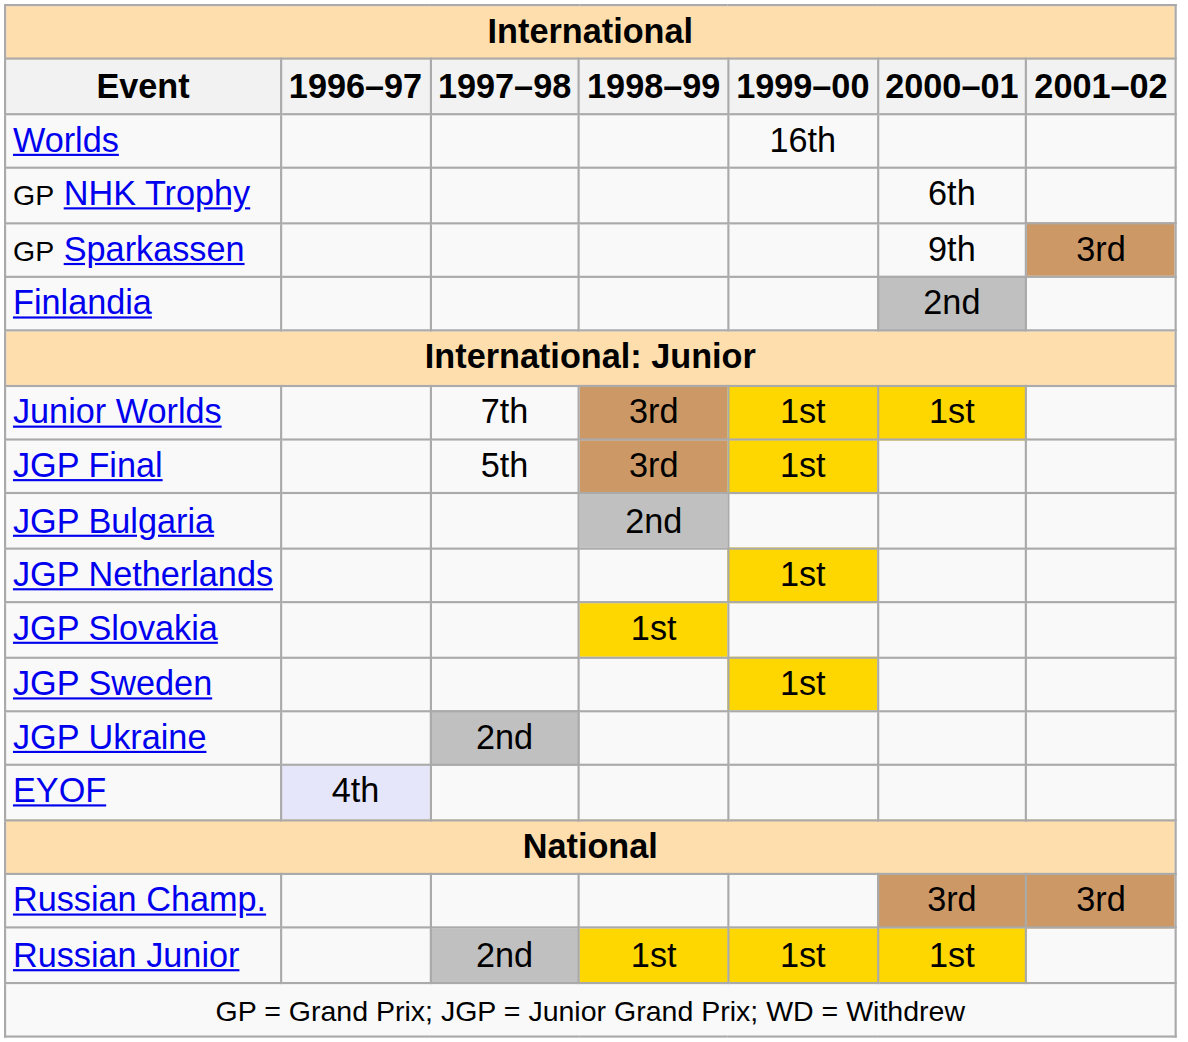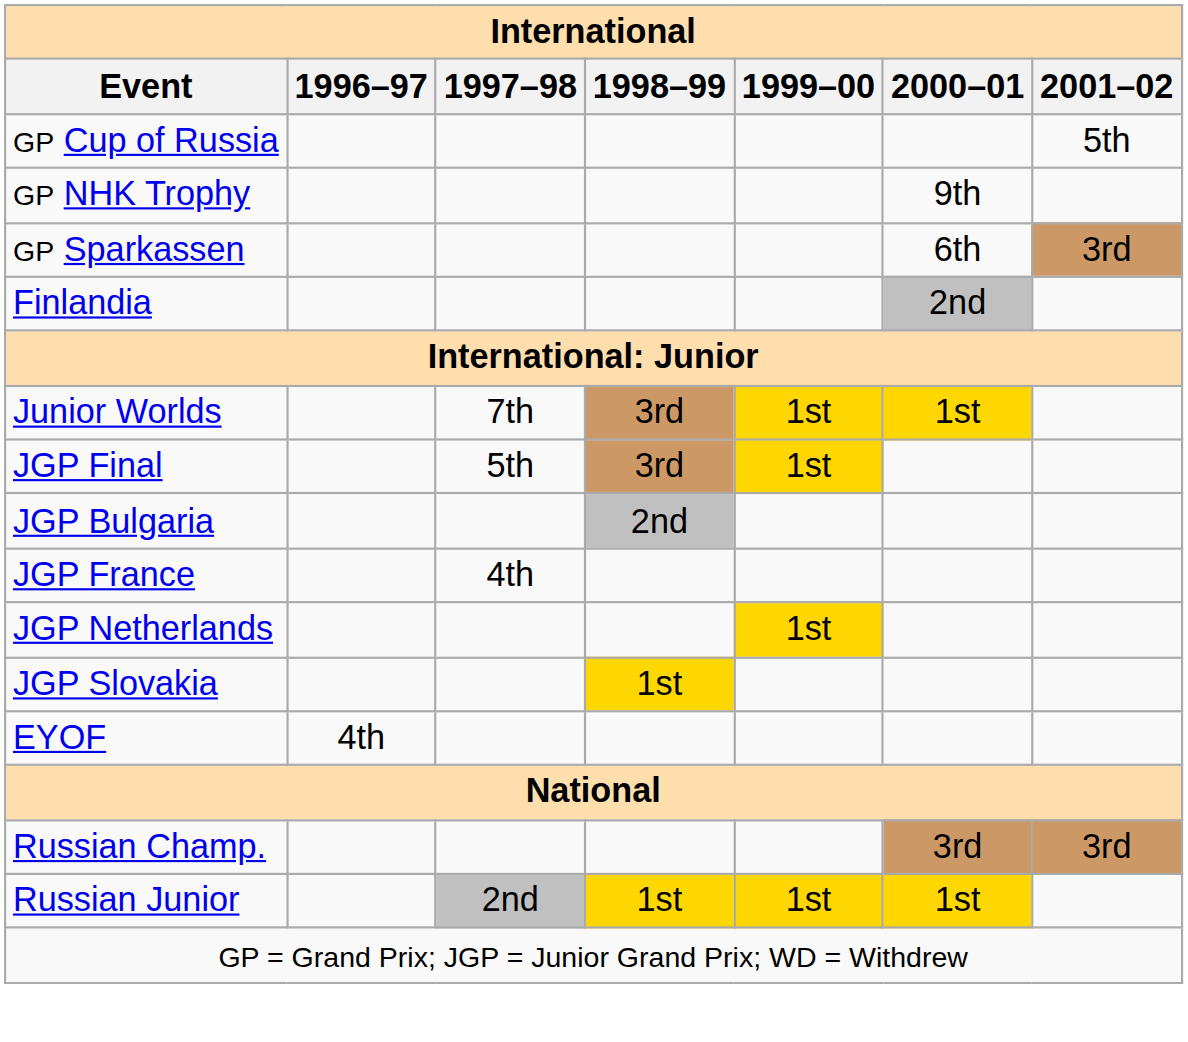- row: (66, 140)
+ row: (146, 140)
(952, 194) 6th -> (958, 194) 9th
(952, 248) 9th -> (958, 248) 6th
+ row: (104, 574)
- row: (113, 683)
- row: (110, 737)
(355, 791) lavender background -> (361, 737) no background
